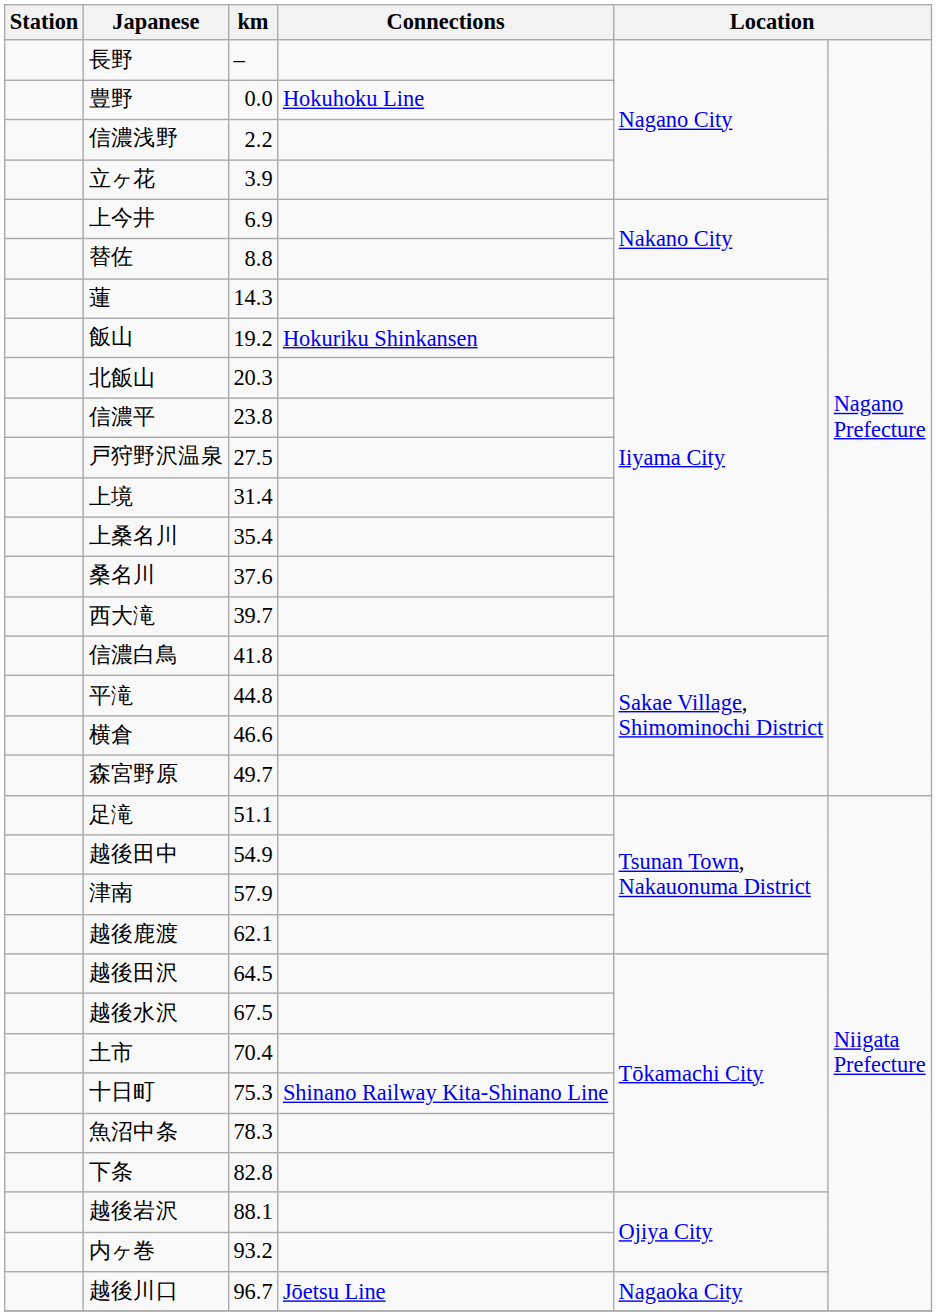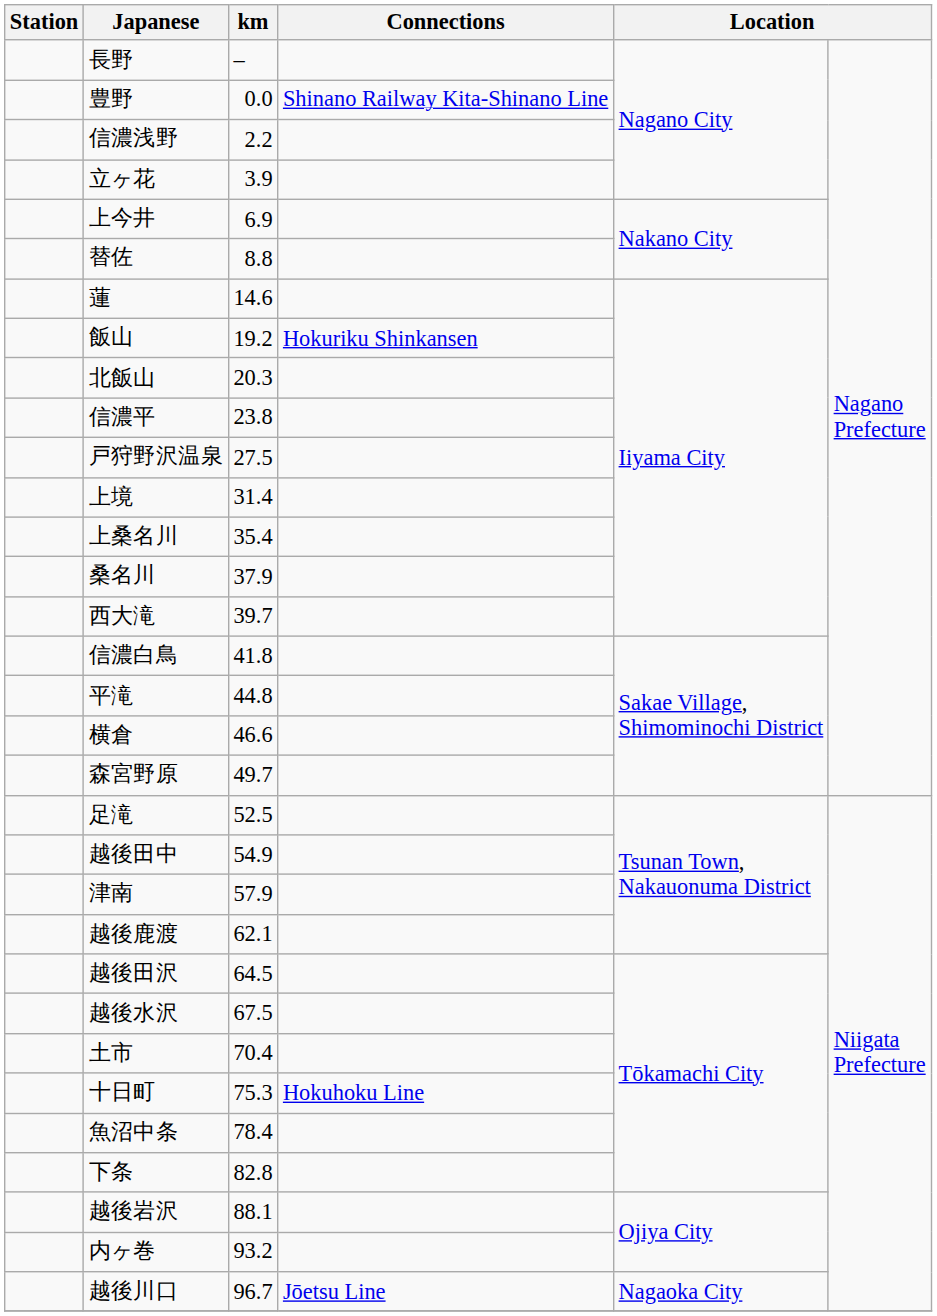(354, 99) Hokuhoku Line -> (446, 99) Shinano Railway Kita-Shinano Line
(253, 298) 14.3 -> (253, 298) 14.6
(253, 576) 37.6 -> (253, 576) 37.9
(253, 814) 51.1 -> (253, 814) 52.5
(446, 1092) Shinano Railway Kita-Shinano Line -> (354, 1092) Hokuhoku Line
(253, 1132) 78.3 -> (253, 1132) 78.4
